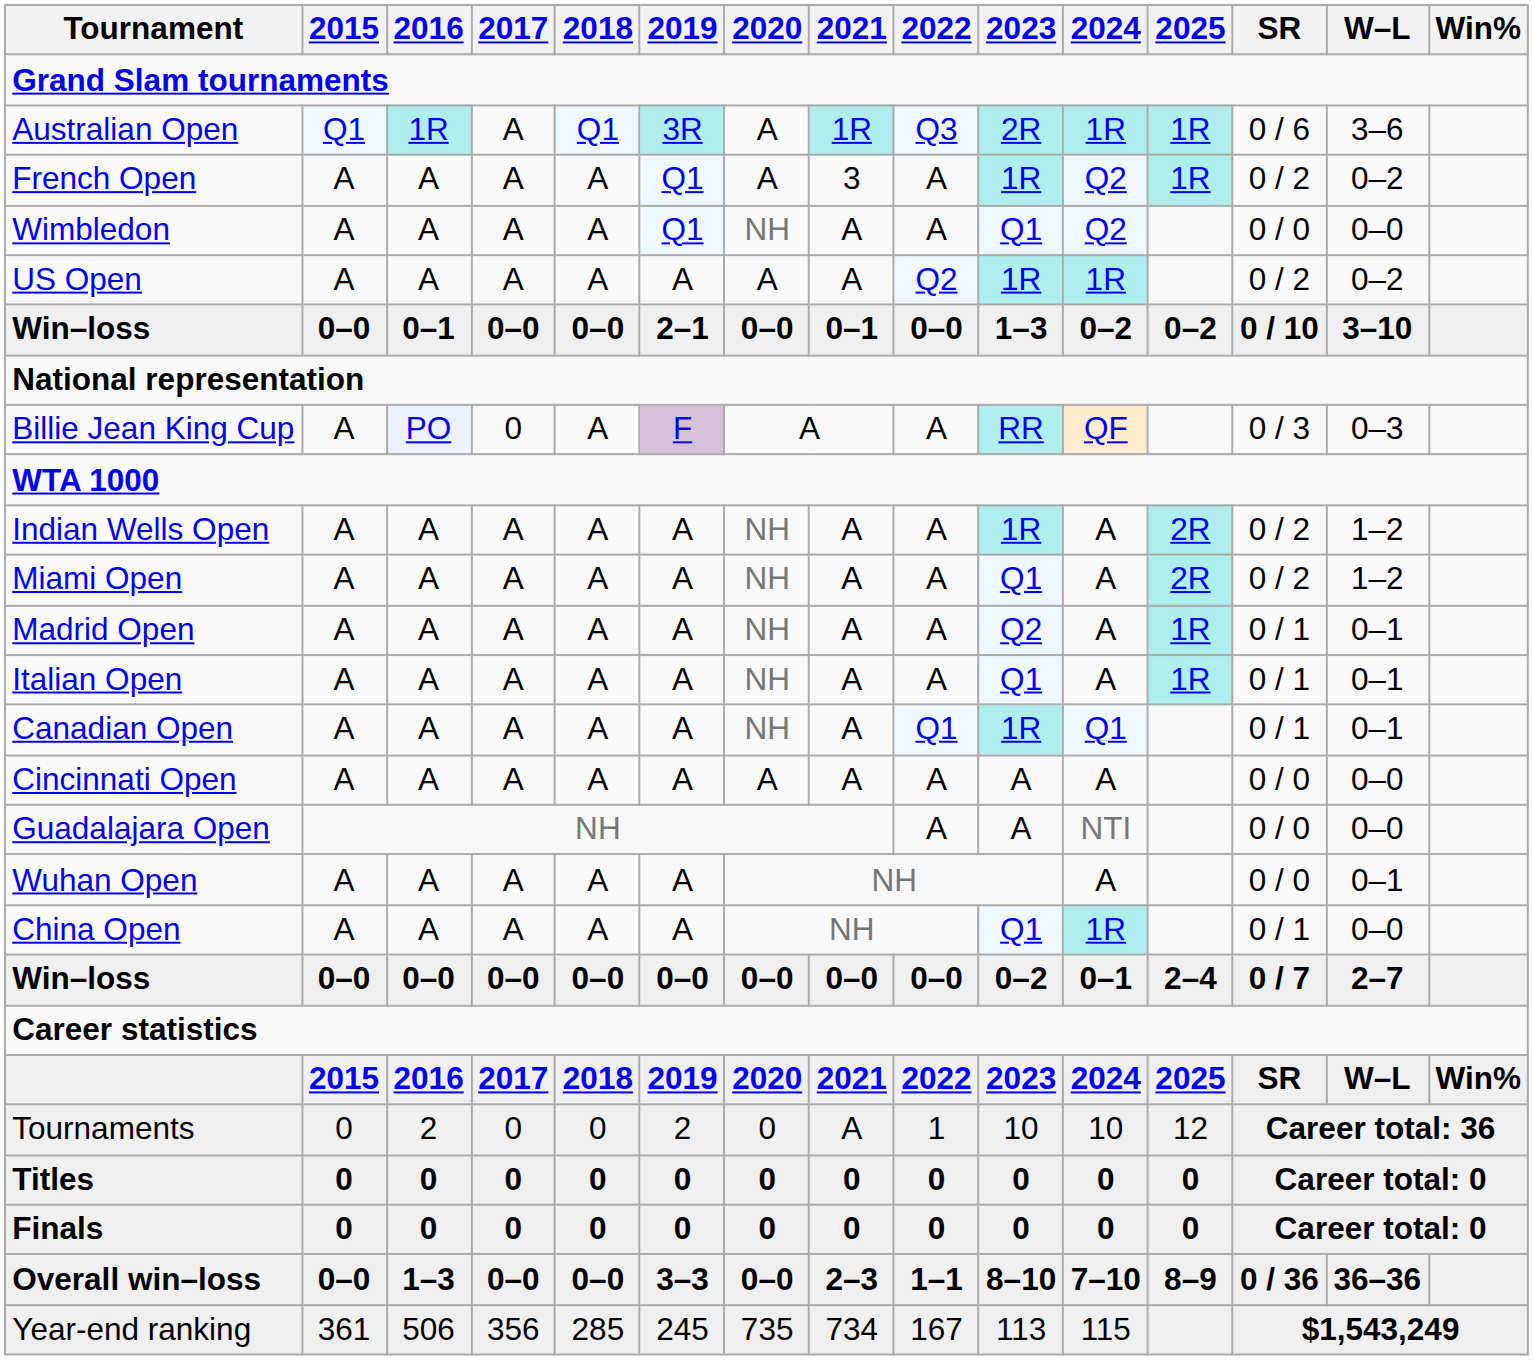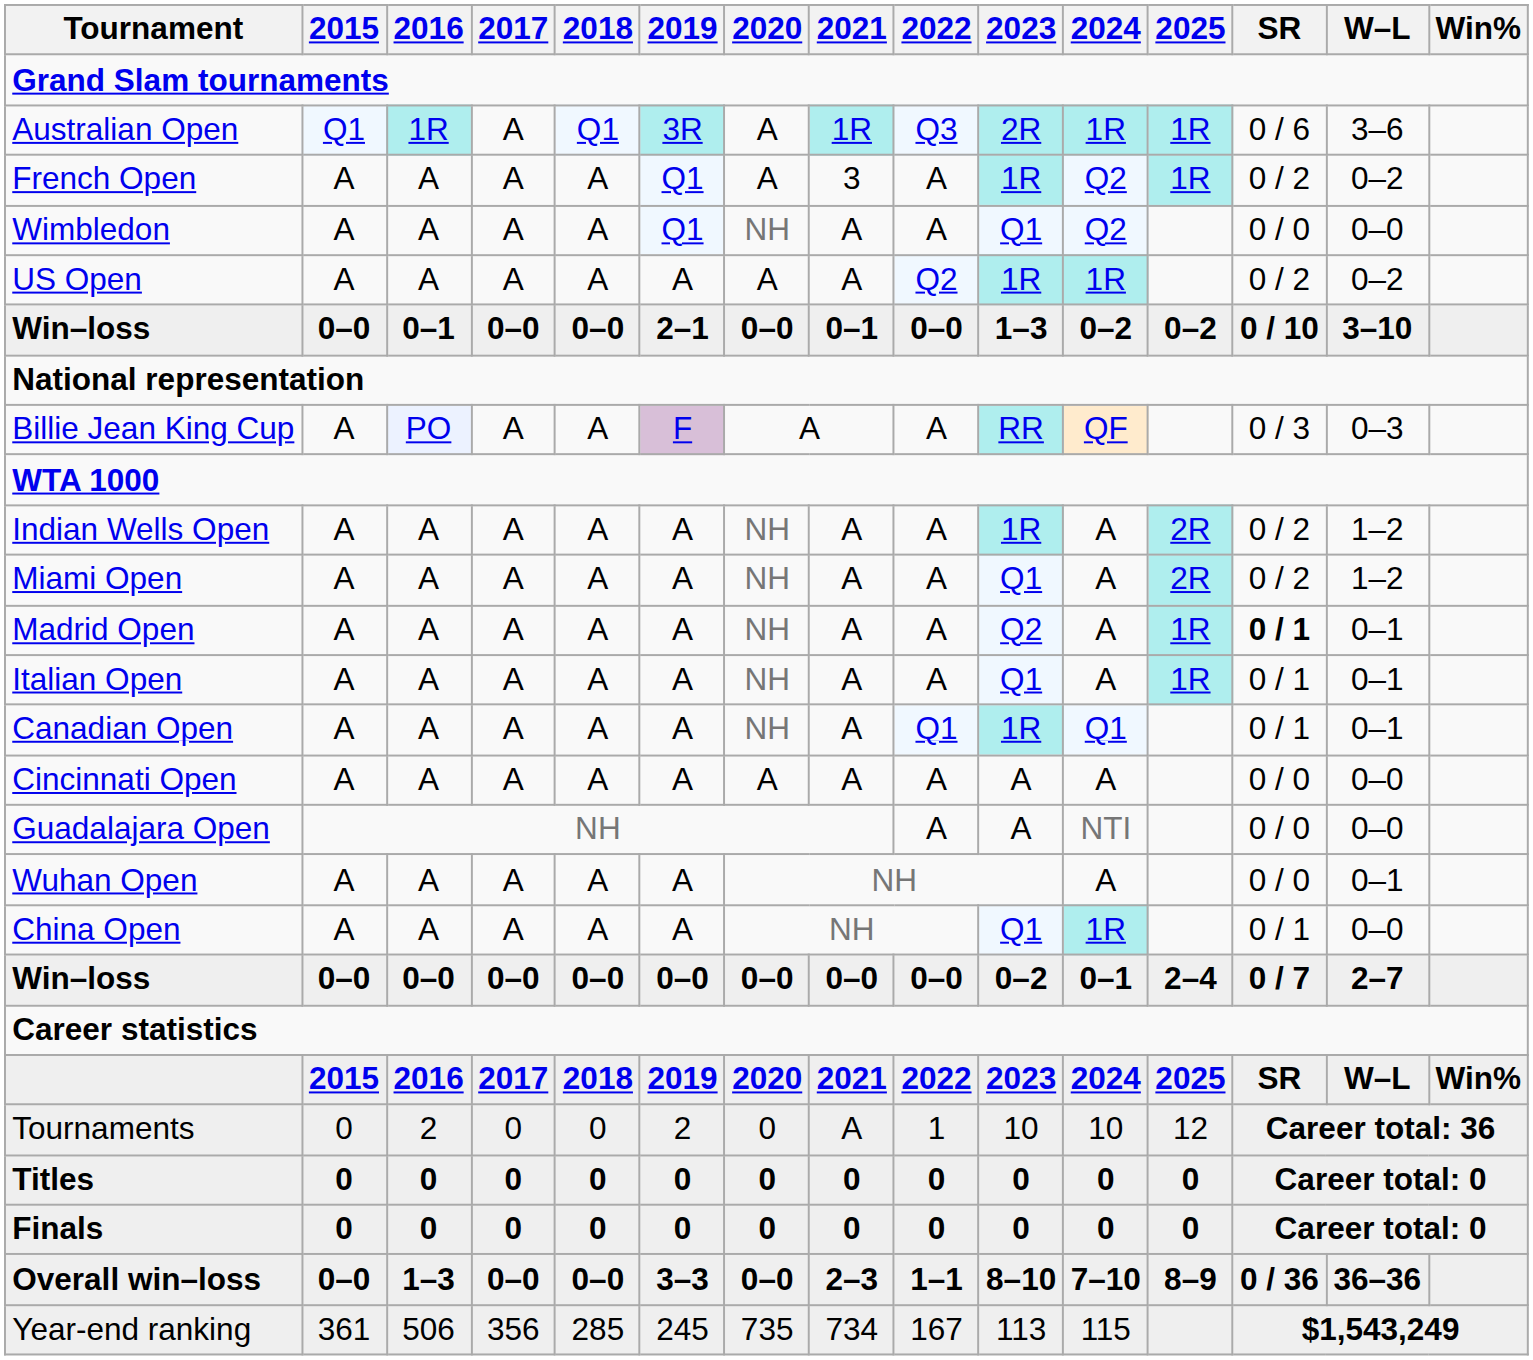(513, 429) 0 -> (513, 429) A
(1279, 629) normal -> (1279, 629) bold
